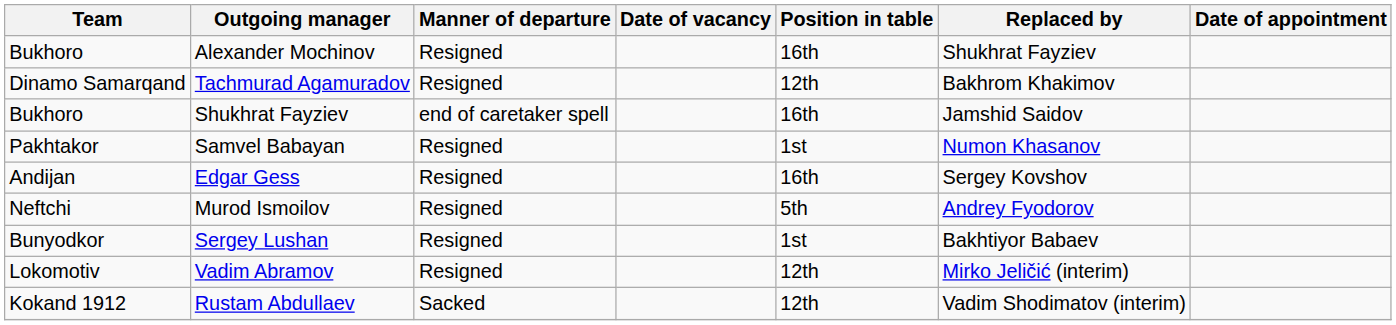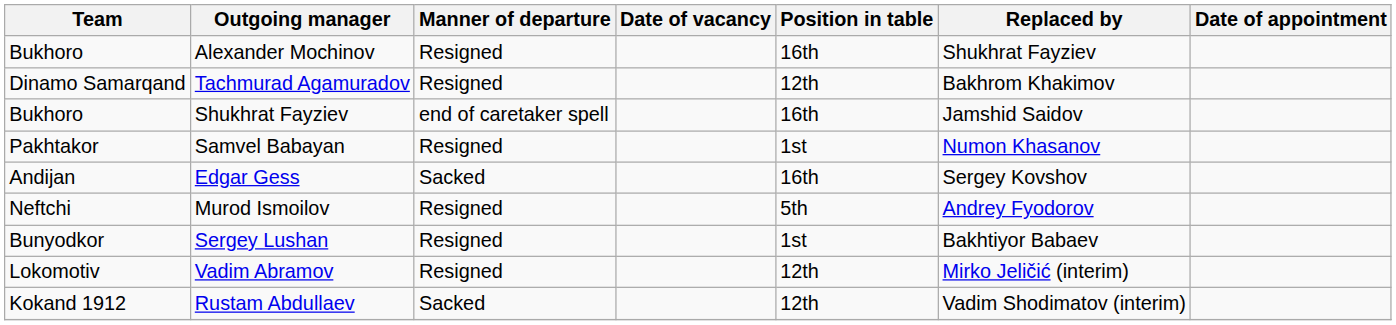(461, 177) Resigned -> (452, 177) Sacked
